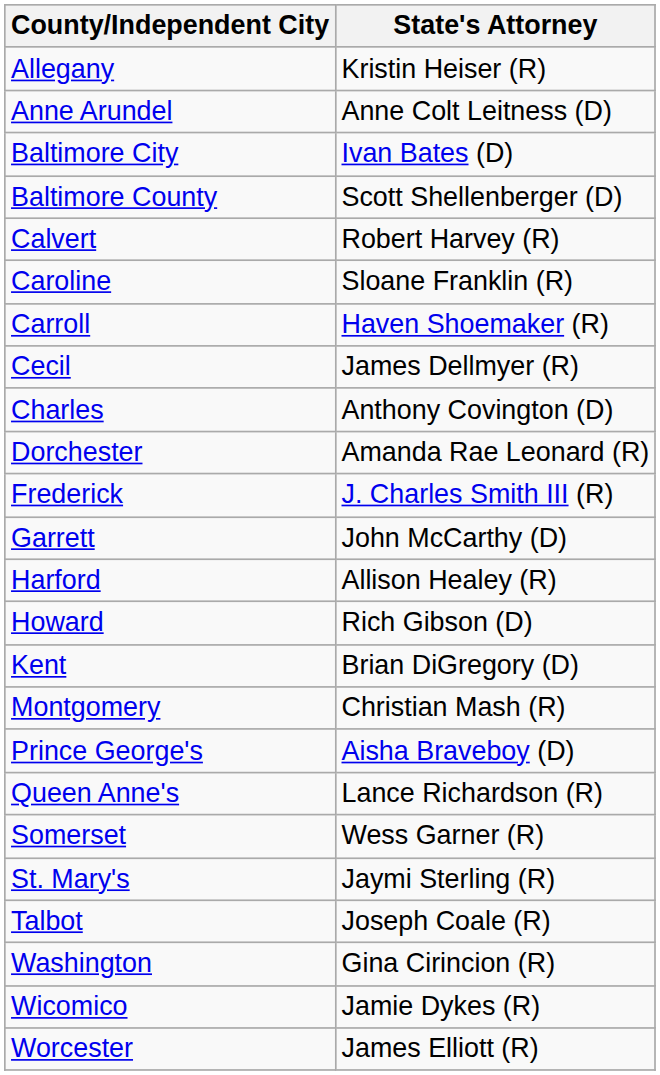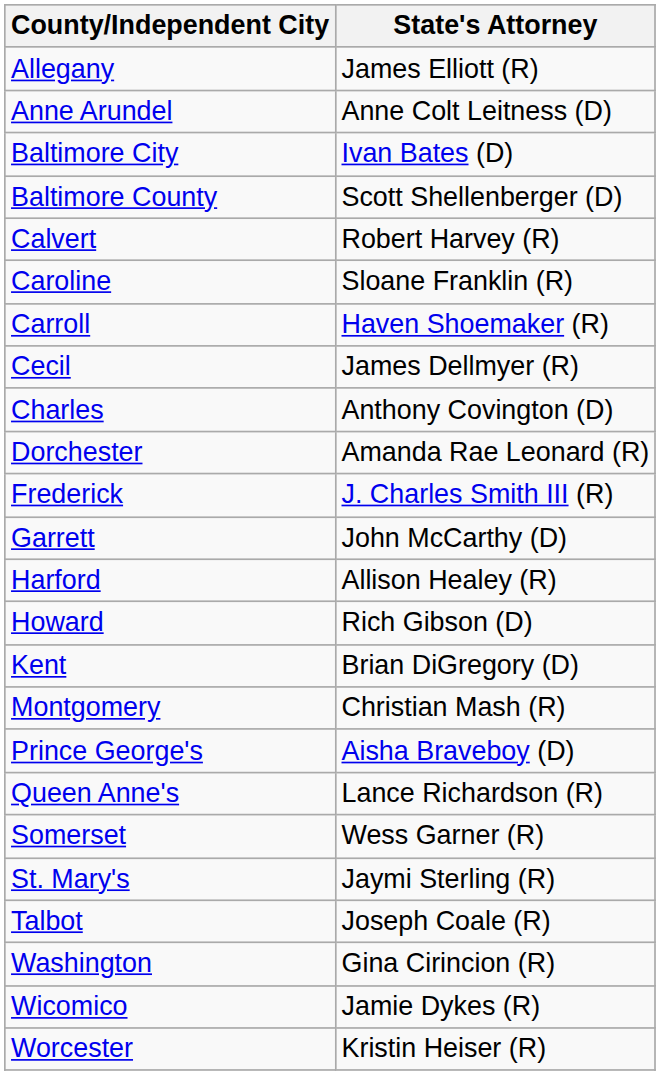(444, 68) Kristin Heiser (R) -> (440, 68) James Elliott (R)
(440, 1048) James Elliott (R) -> (444, 1048) Kristin Heiser (R)
